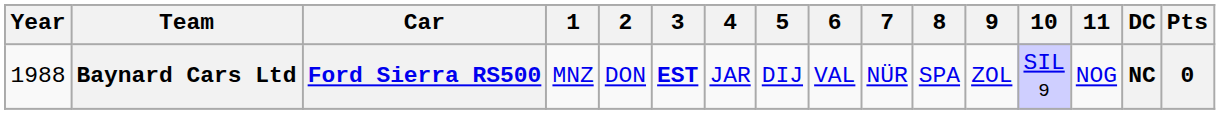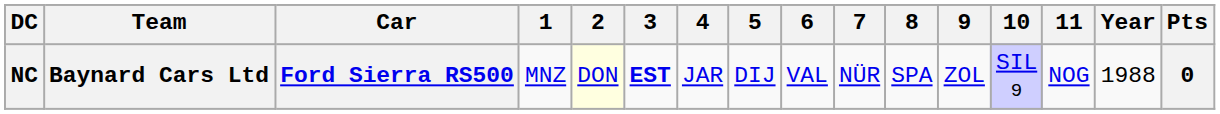columns swapped: (38, 24) <-> (1142, 24)
(625, 76) no background -> (598, 76) lightyellow background
